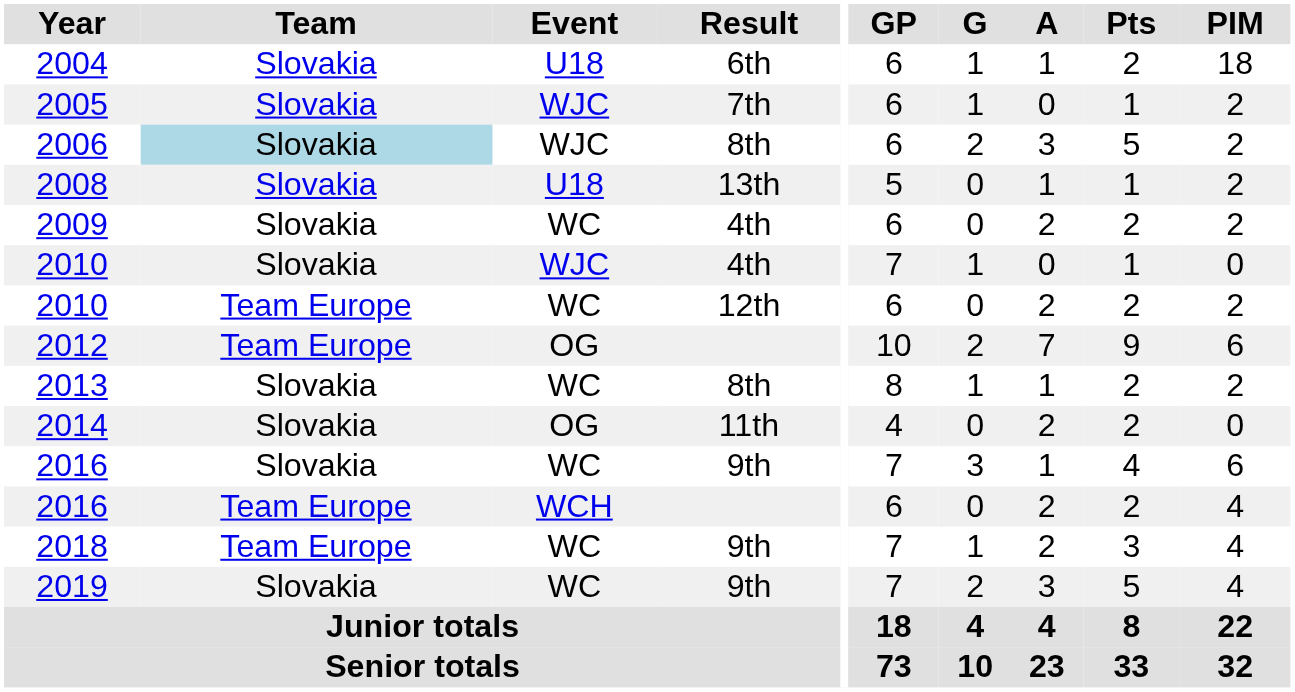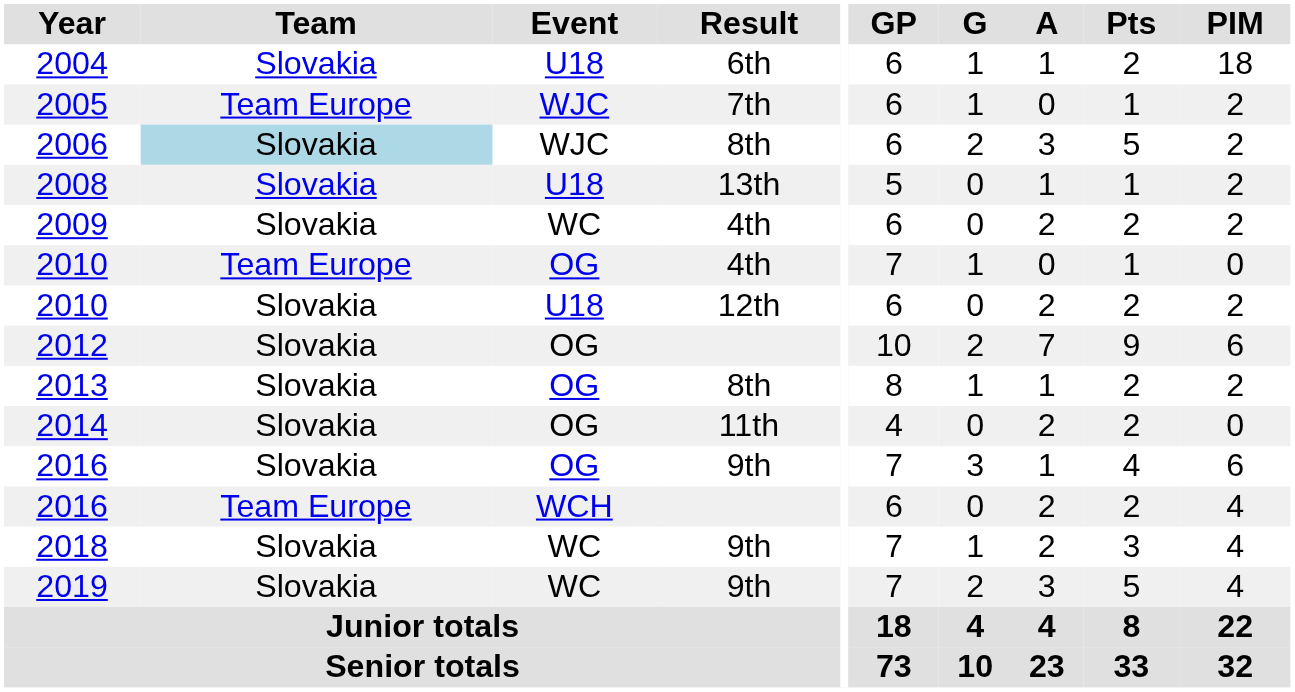(316, 103) Slovakia -> (316, 103) Team Europe
(316, 264) Slovakia -> (316, 264) Team Europe
(574, 264) WJC -> (574, 264) OG
(316, 304) Team Europe -> (316, 304) Slovakia
(574, 304) WC -> (574, 304) U18
(316, 345) Team Europe -> (316, 345) Slovakia
(574, 385) WC -> (574, 385) OG
(574, 465) WC -> (574, 465) OG
(316, 546) Team Europe -> (316, 546) Slovakia
